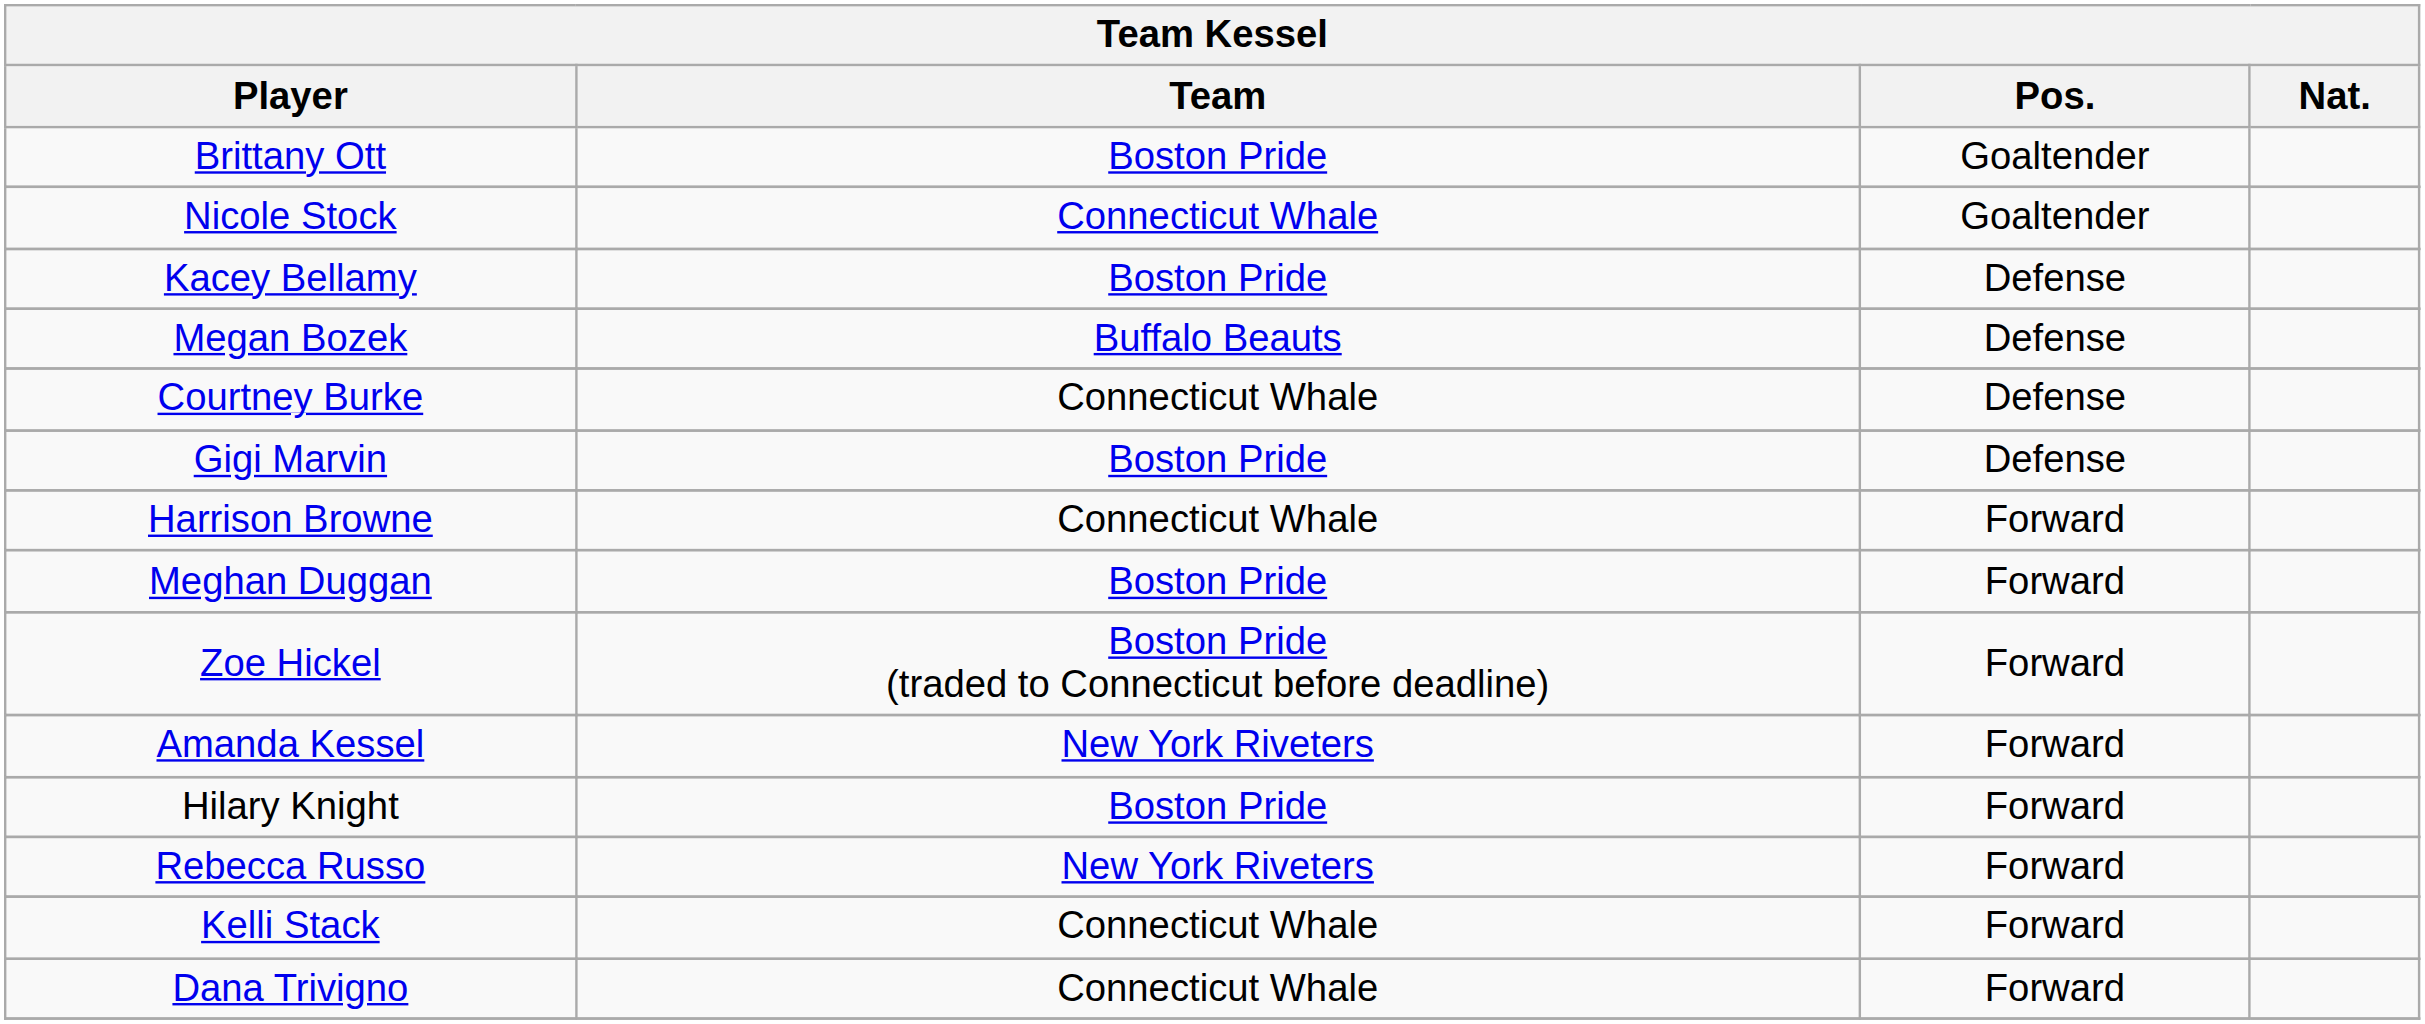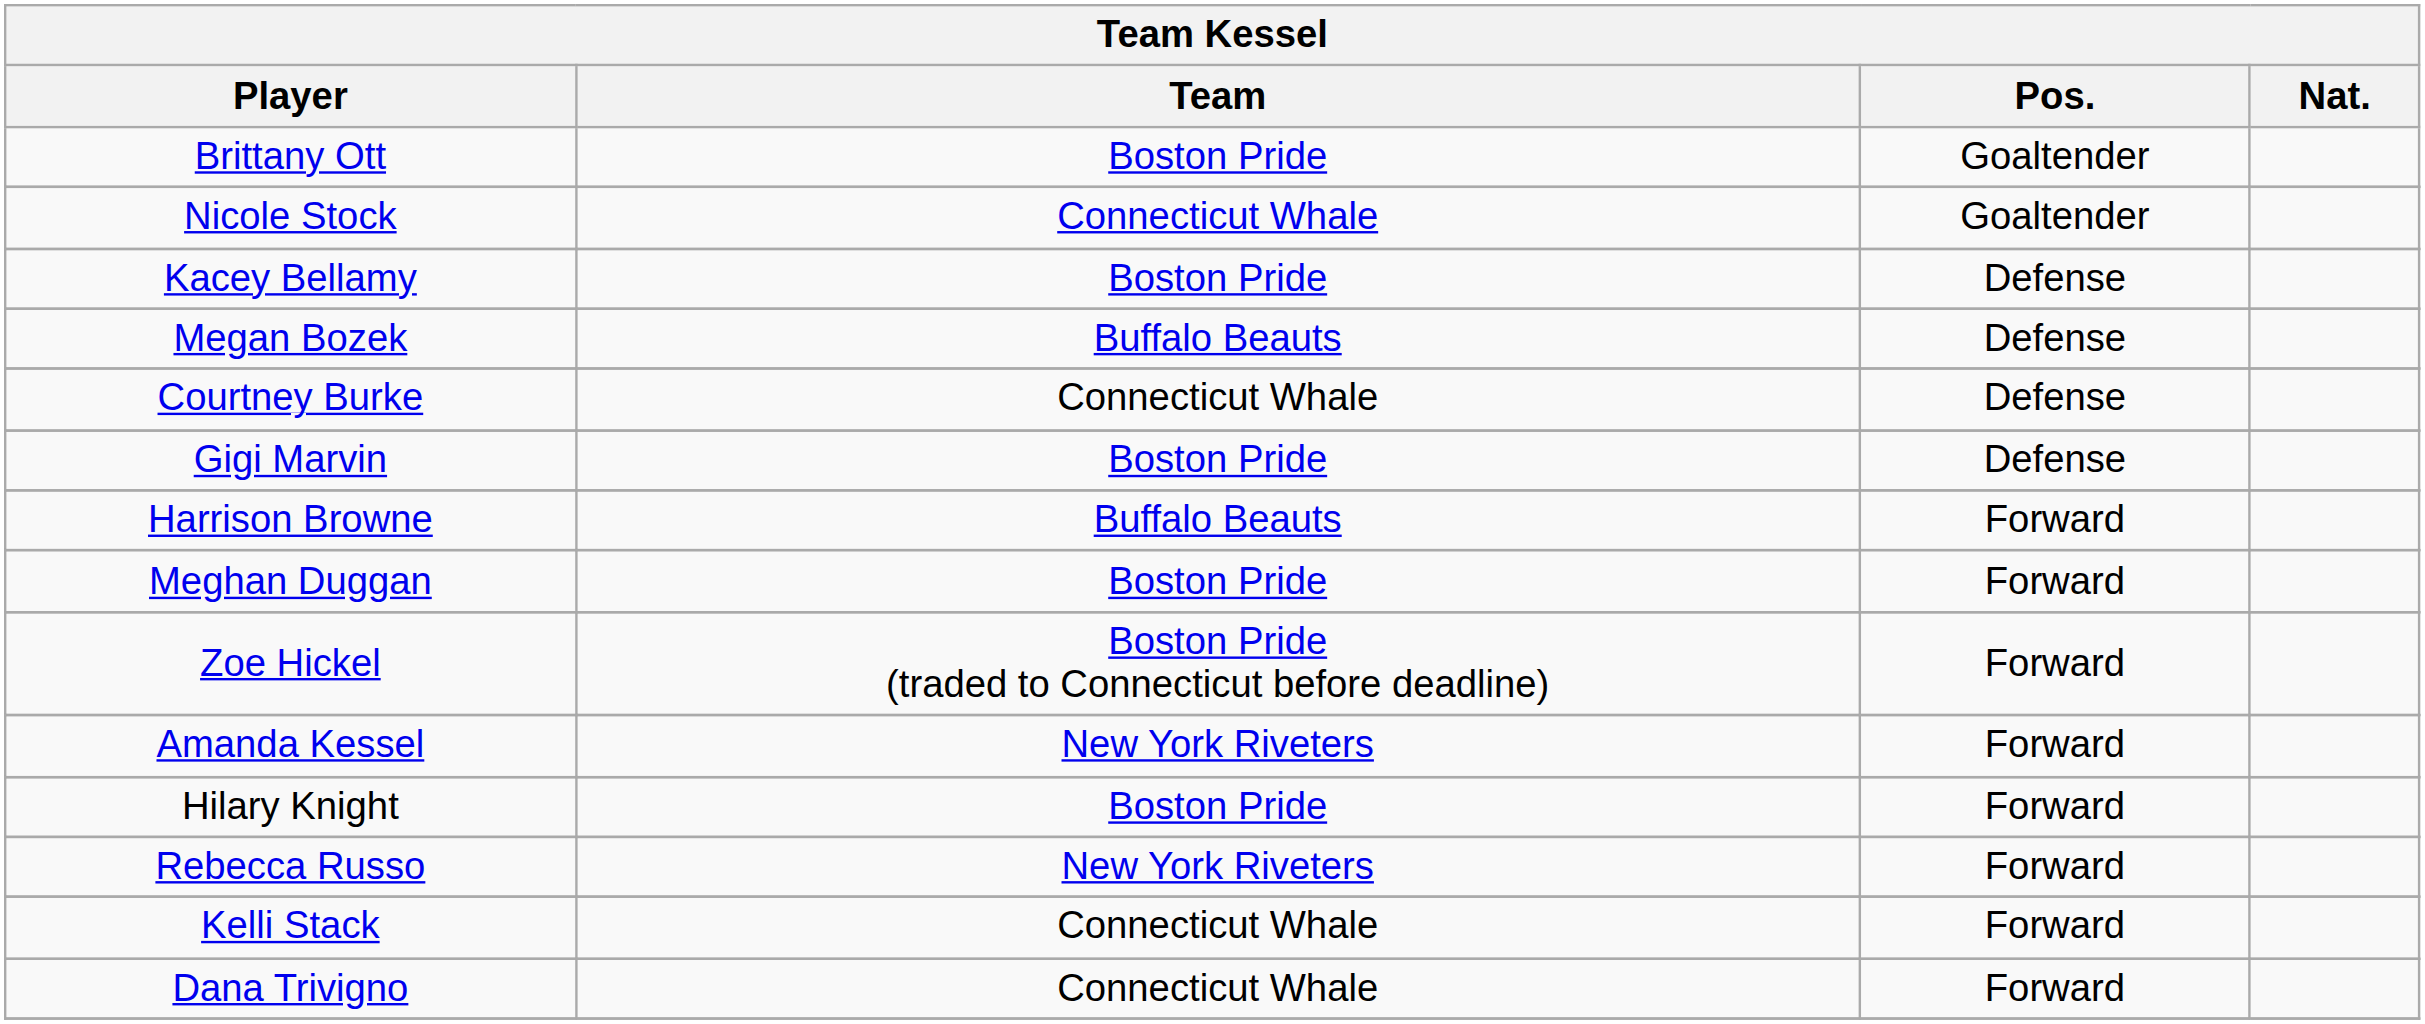(1218, 519) Connecticut Whale -> (1218, 519) Buffalo Beauts
